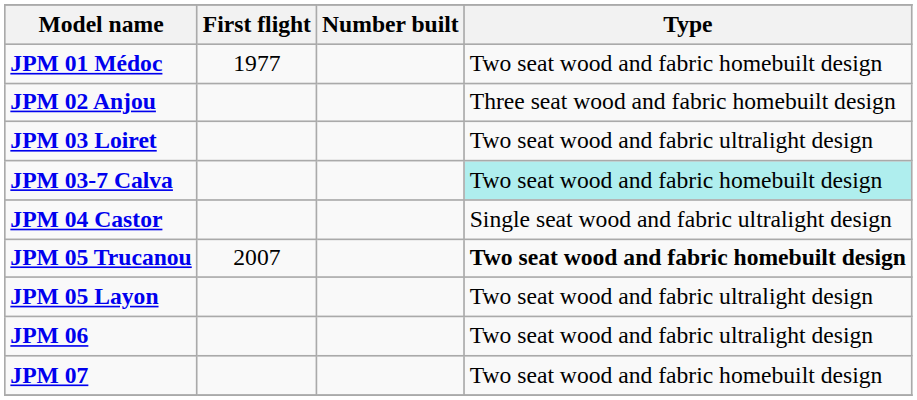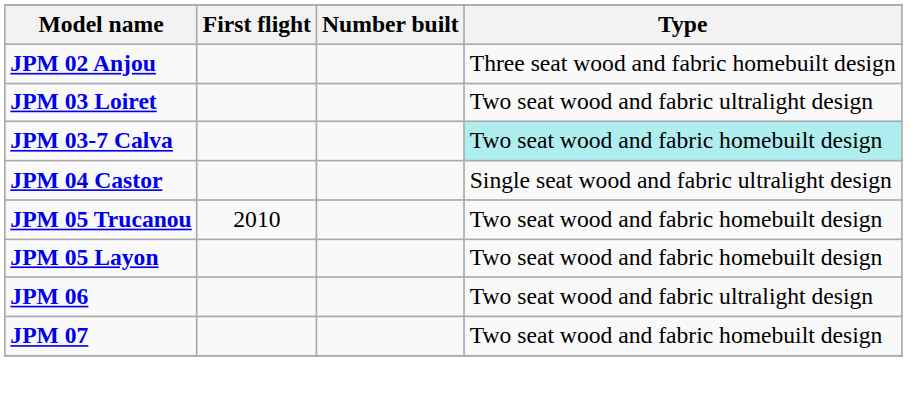- row: (86, 63)
(257, 258) 2007 -> (257, 219) 2010
(688, 258) bold -> (676, 219) normal
(671, 297) Two seat wood and fabric ultralight design -> (676, 258) Two seat wood and fabric homebuilt design
